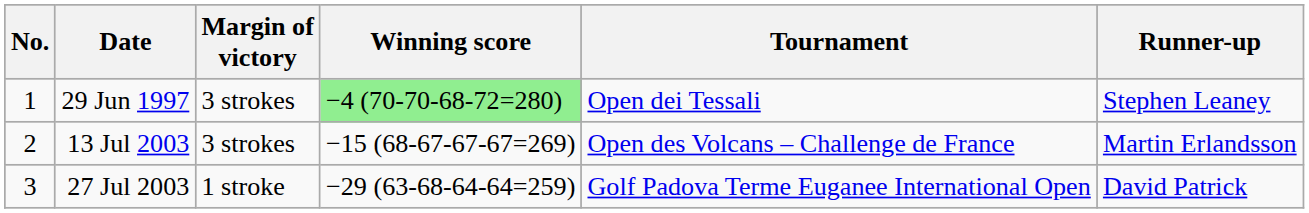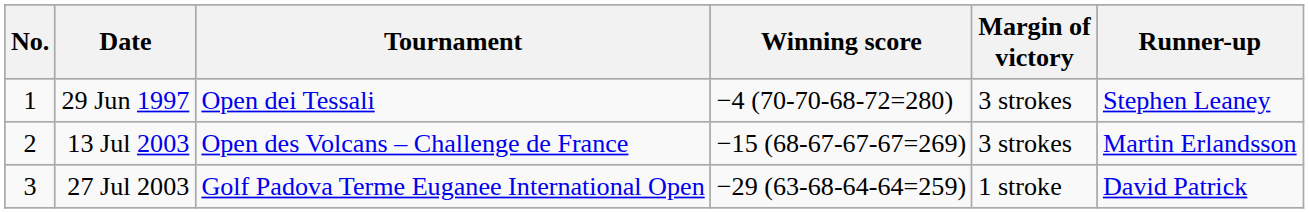columns swapped: (839, 41) <-> (258, 41)
(444, 100) lightgreen background -> (835, 100) no background
